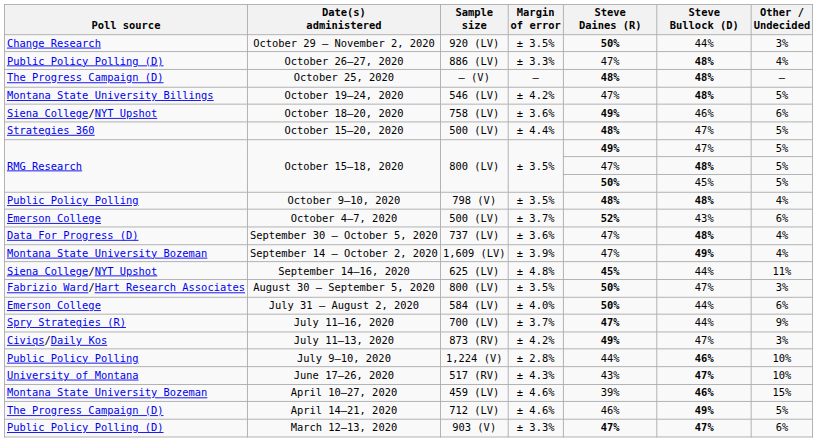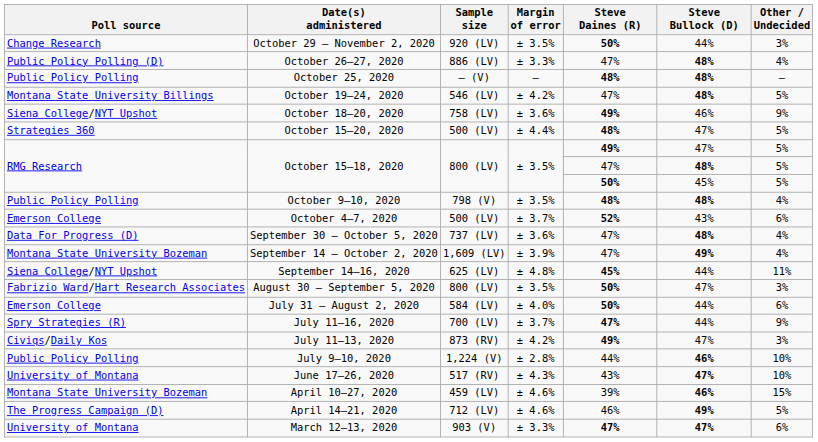(85, 78) The Progress Campaign (D) -> (73, 78) Public Policy Polling
(782, 113) 6% -> (782, 113) 9%
(85, 428) Public Policy Polling (D) -> (73, 428) University of Montana
